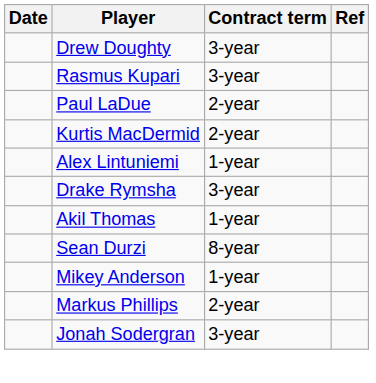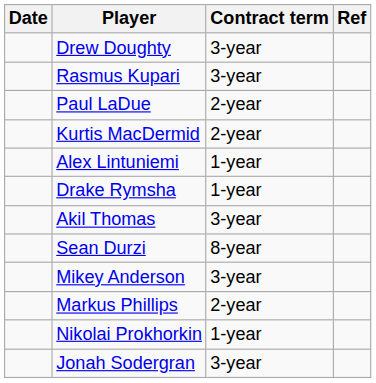(234, 190) 3-year -> (236, 190) 1-year
(234, 219) 1-year -> (236, 219) 3-year
(234, 276) 1-year -> (236, 276) 3-year
+ row: (129, 334)
